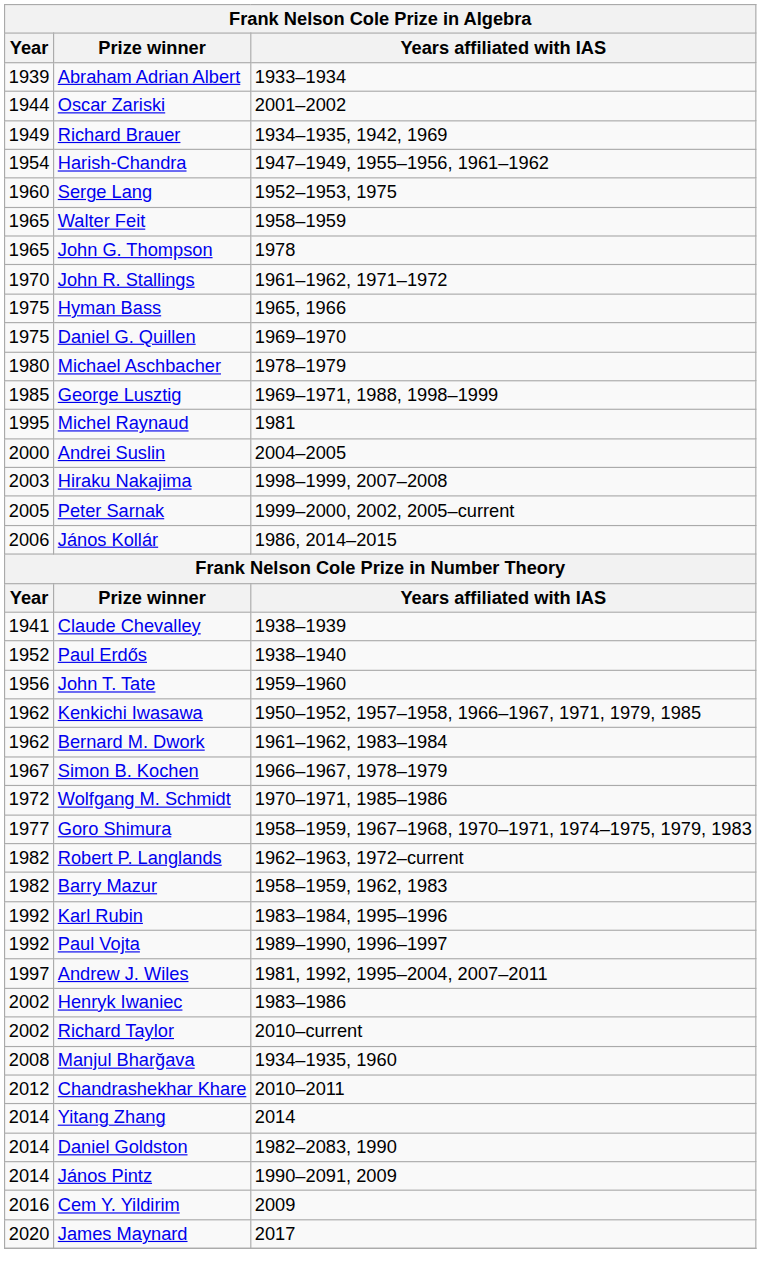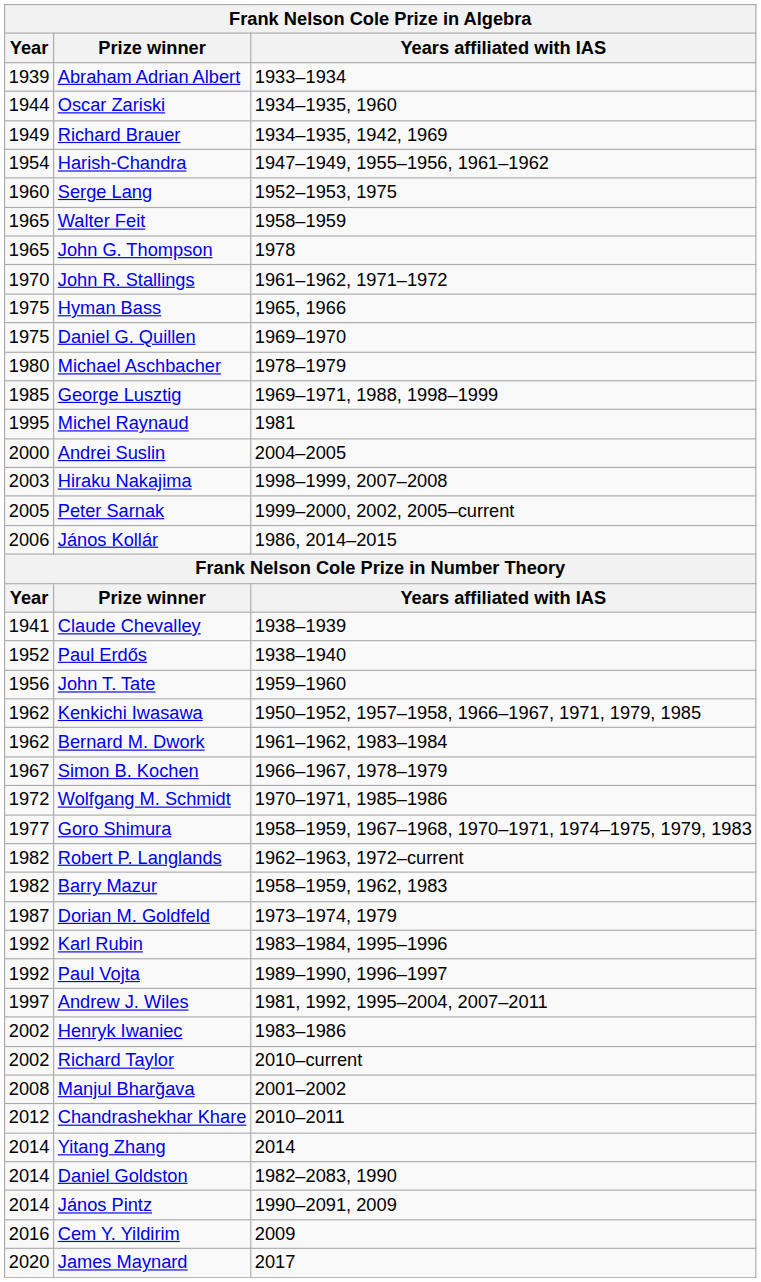(300, 105) 2001–2002 -> (326, 105) 1934–1935, 1960
+ row: (134, 915)
(326, 1060) 1934–1935, 1960 -> (300, 1089) 2001–2002
